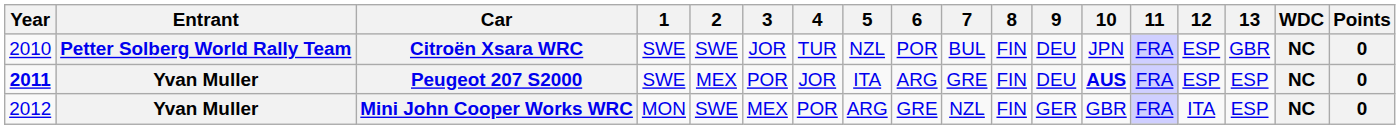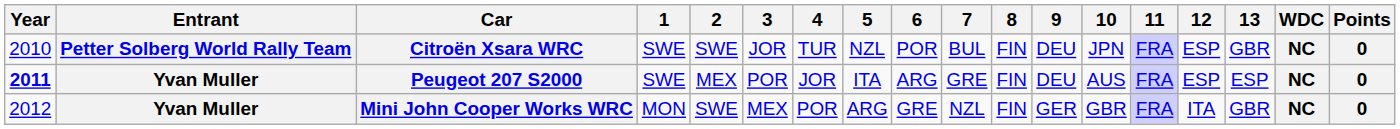(1106, 79) bold -> (1106, 79) normal
(1250, 109) ESP -> (1250, 109) GBR
